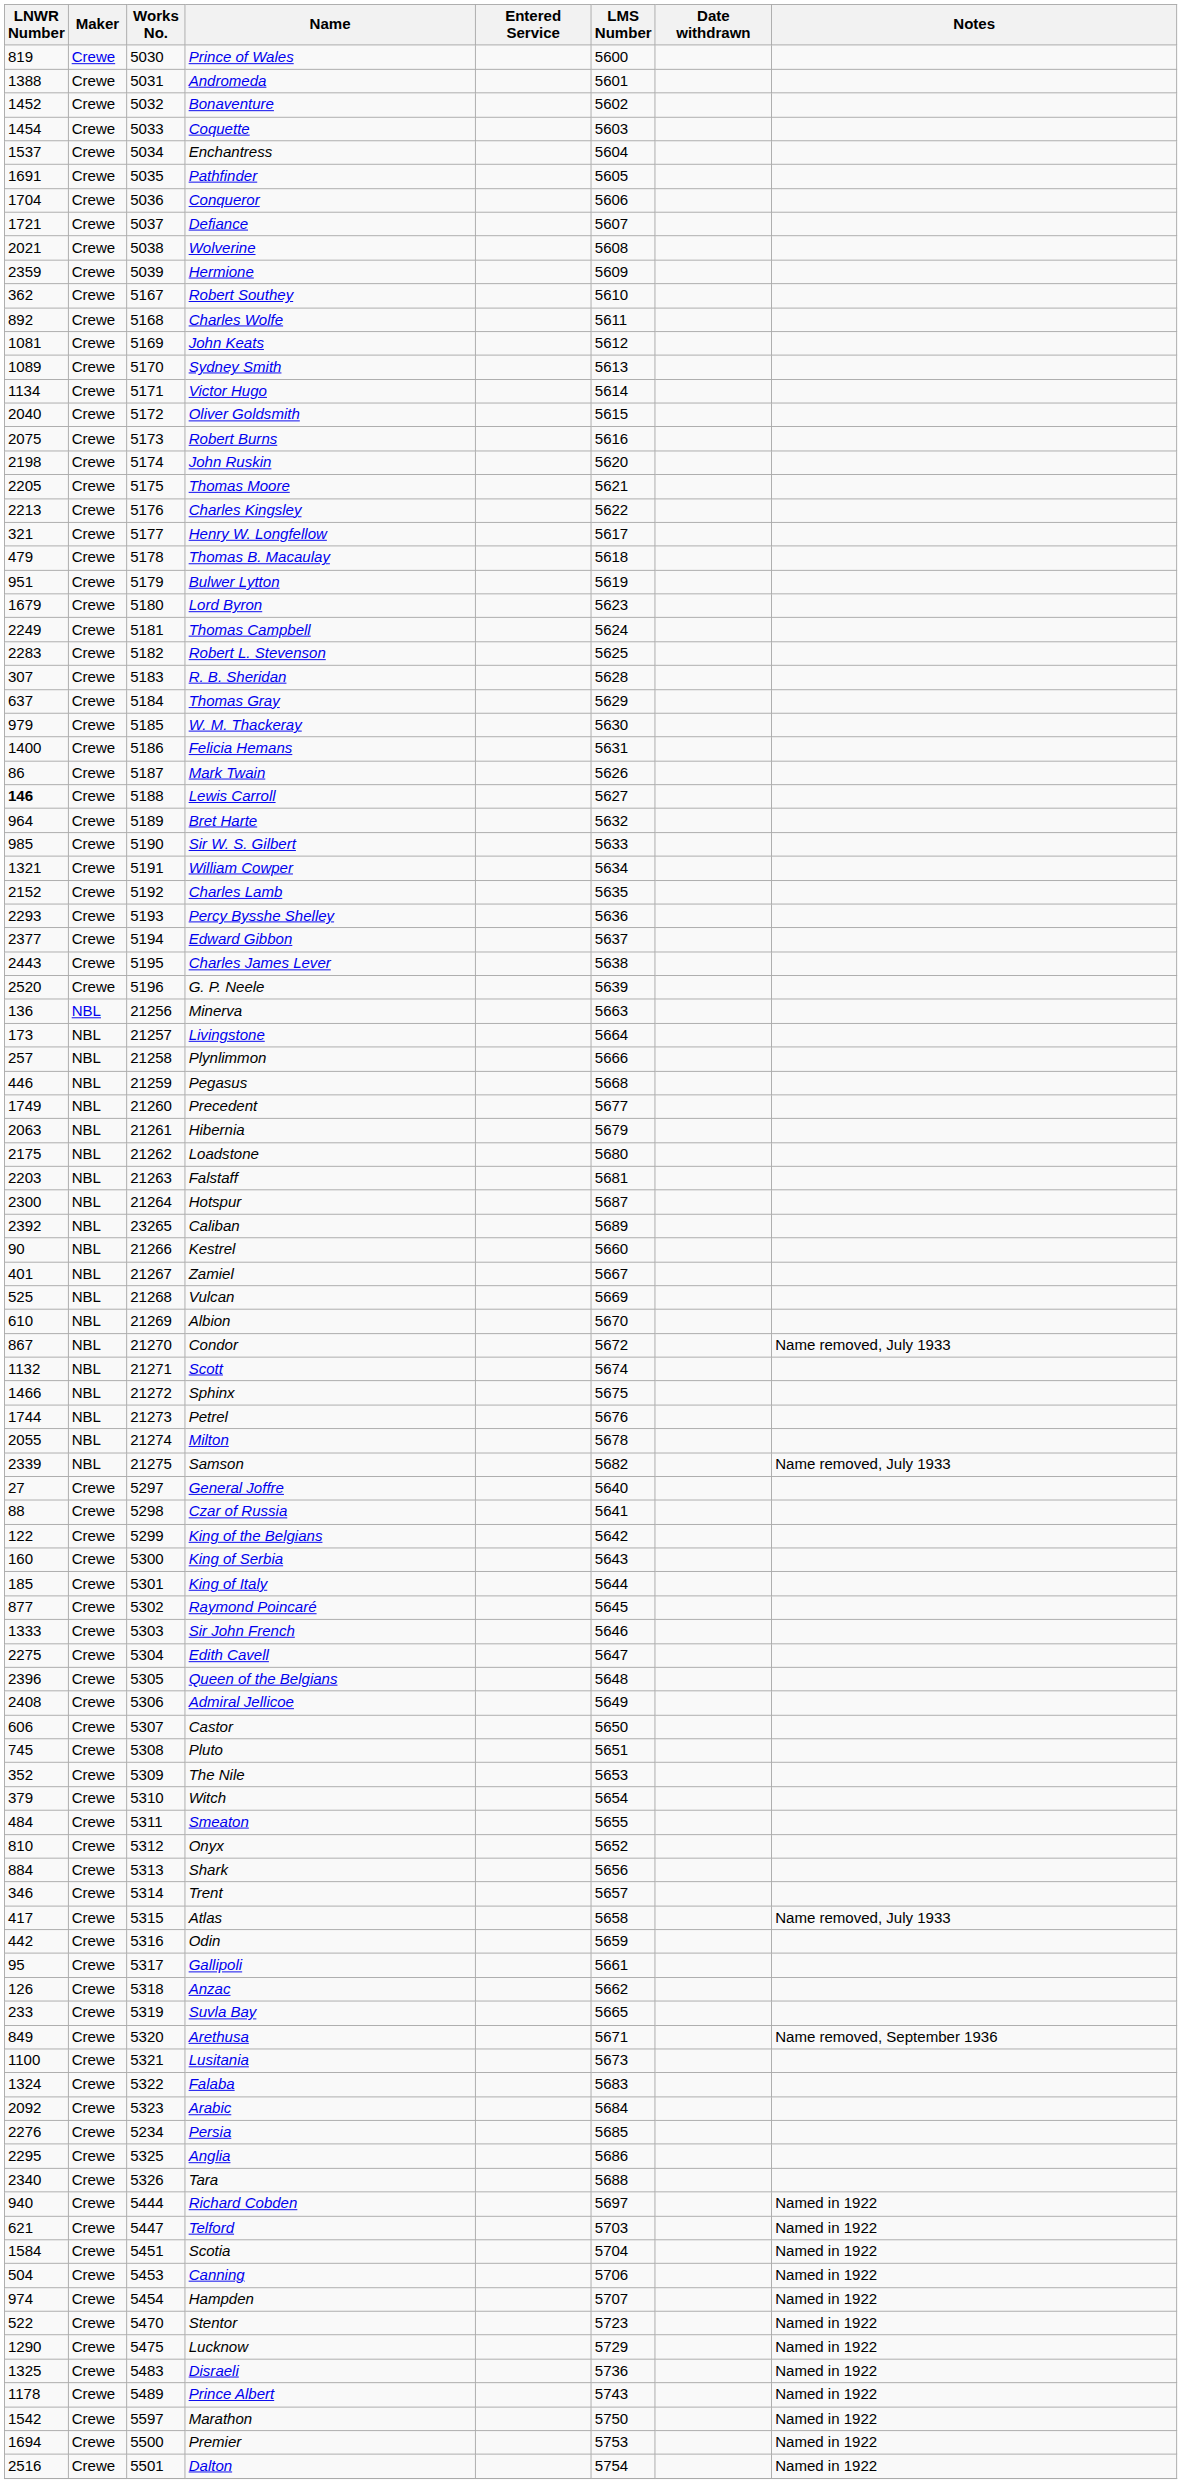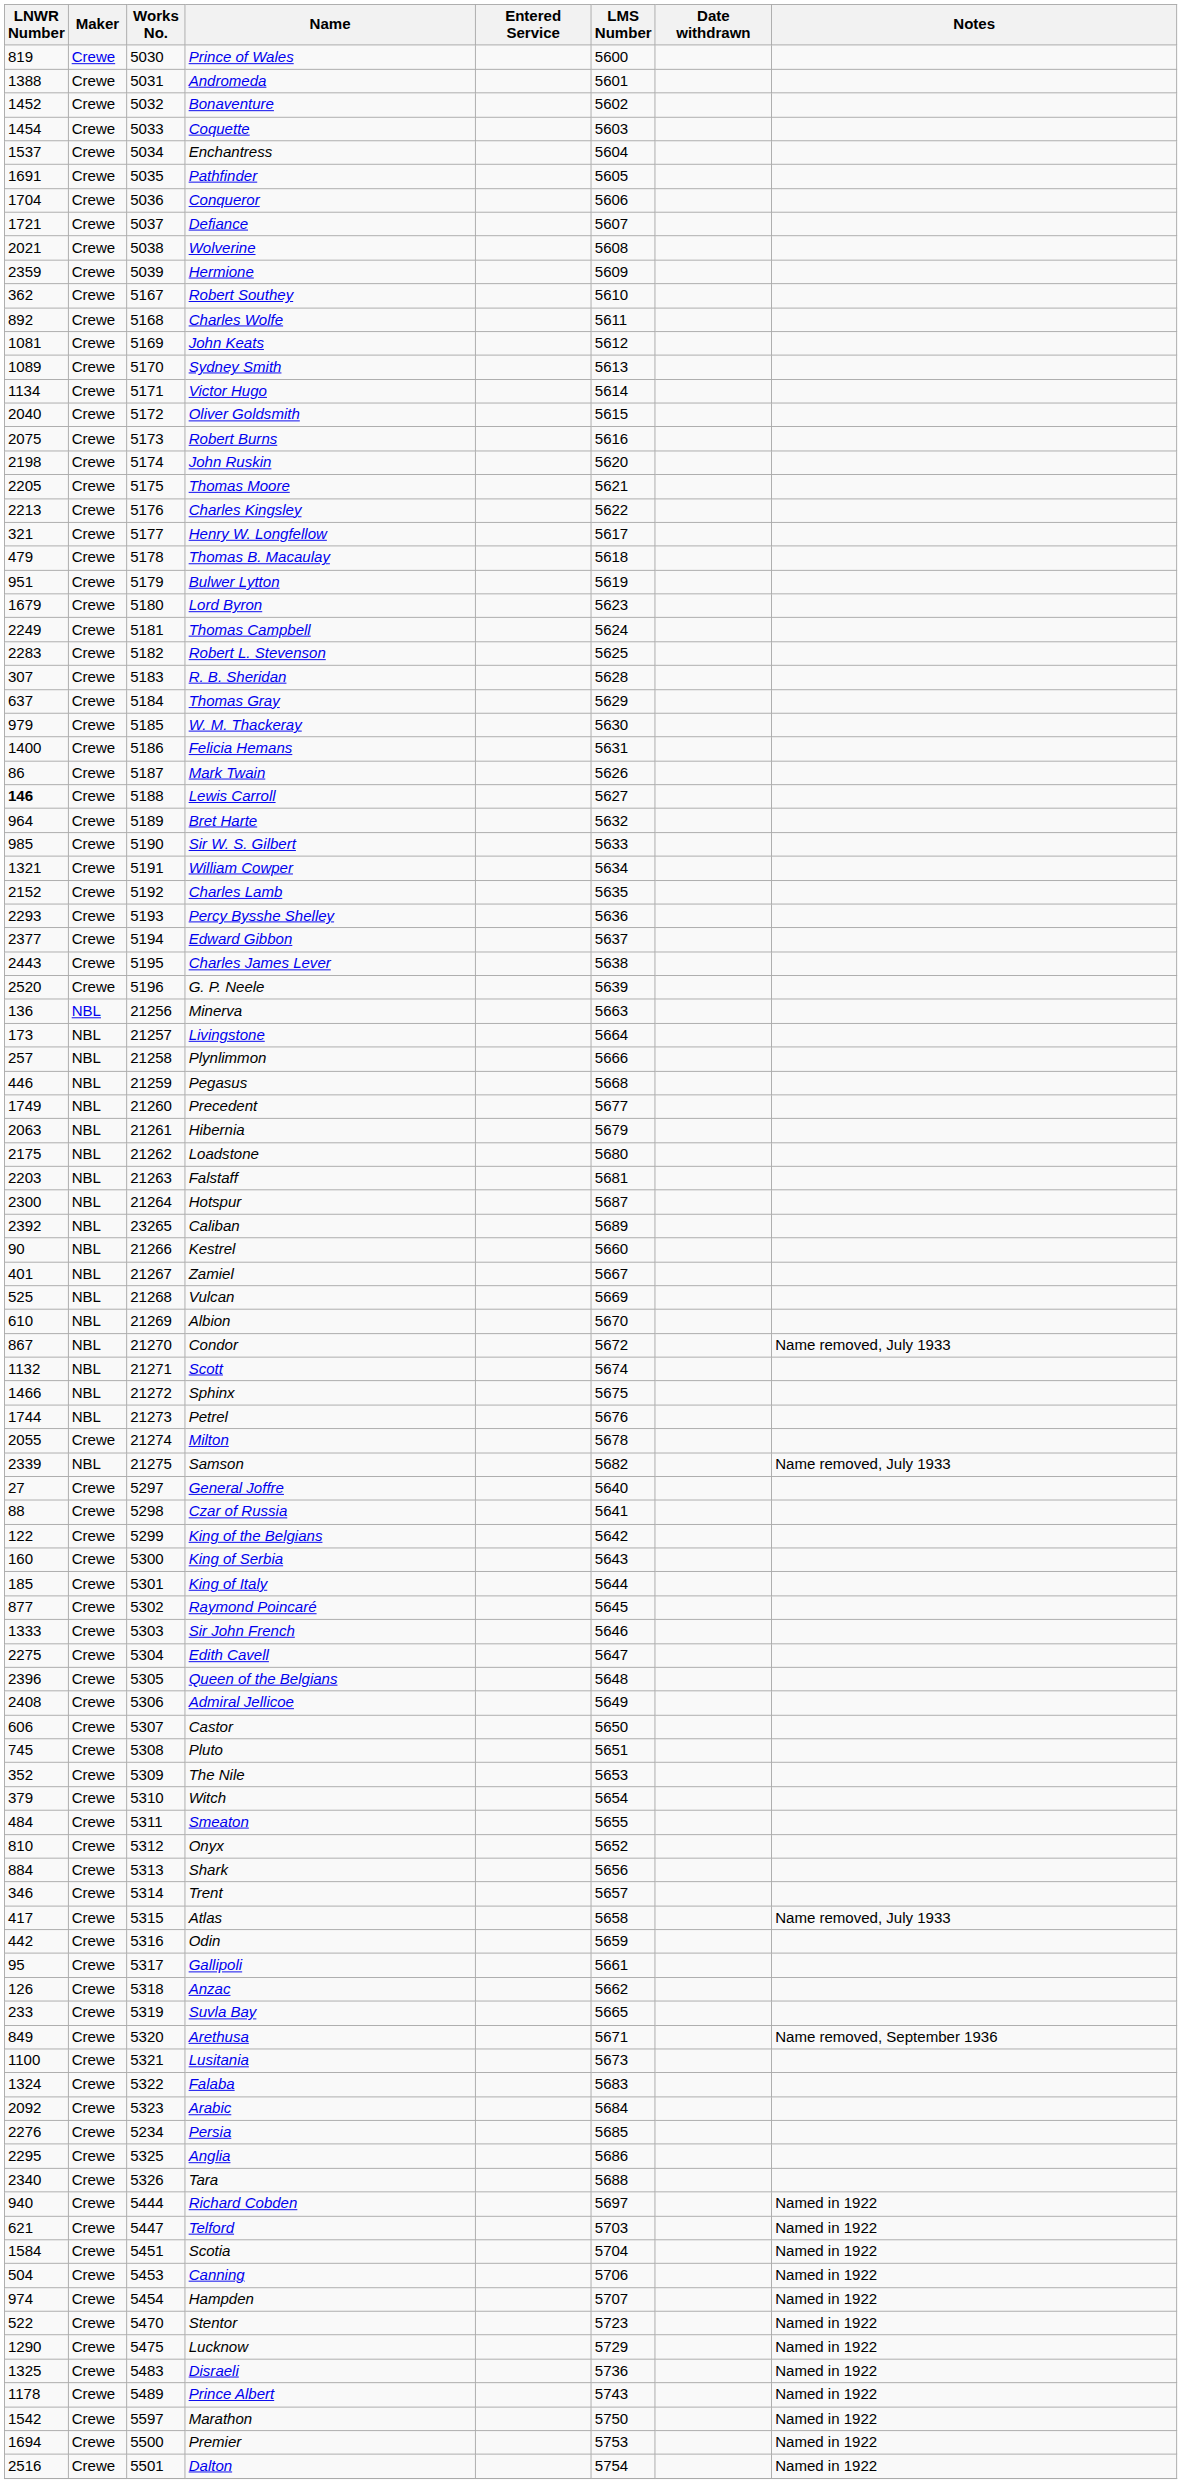(86, 1440) NBL -> (93, 1440) Crewe
